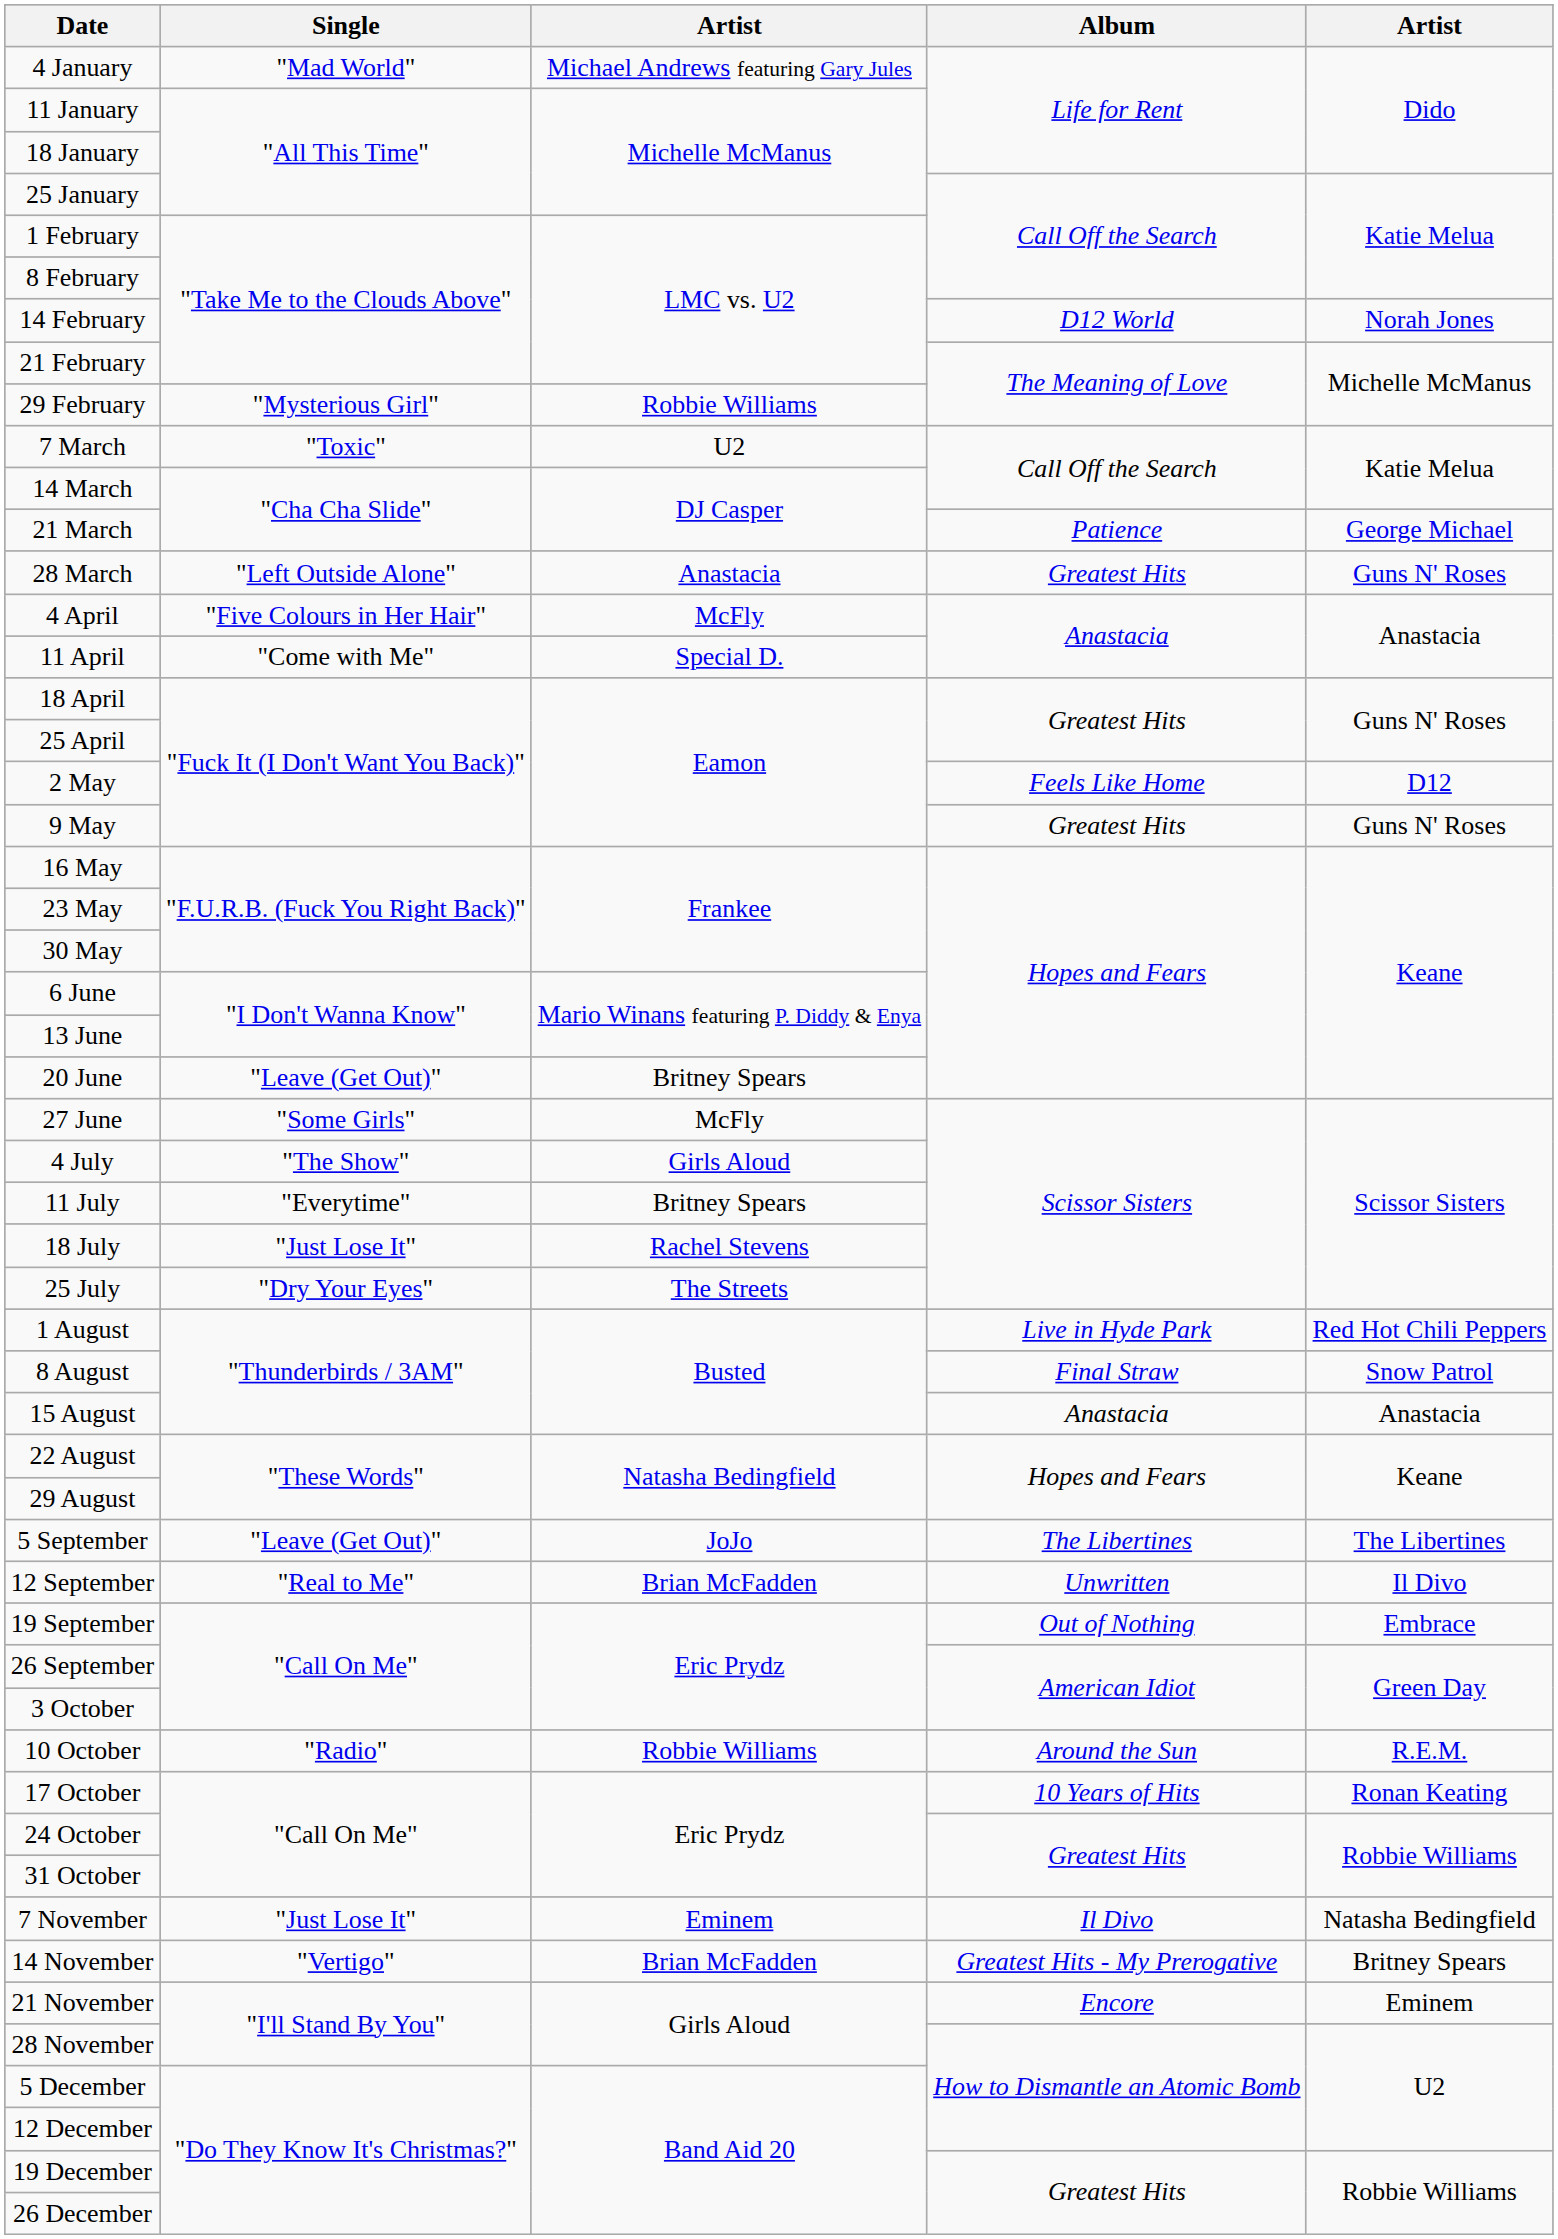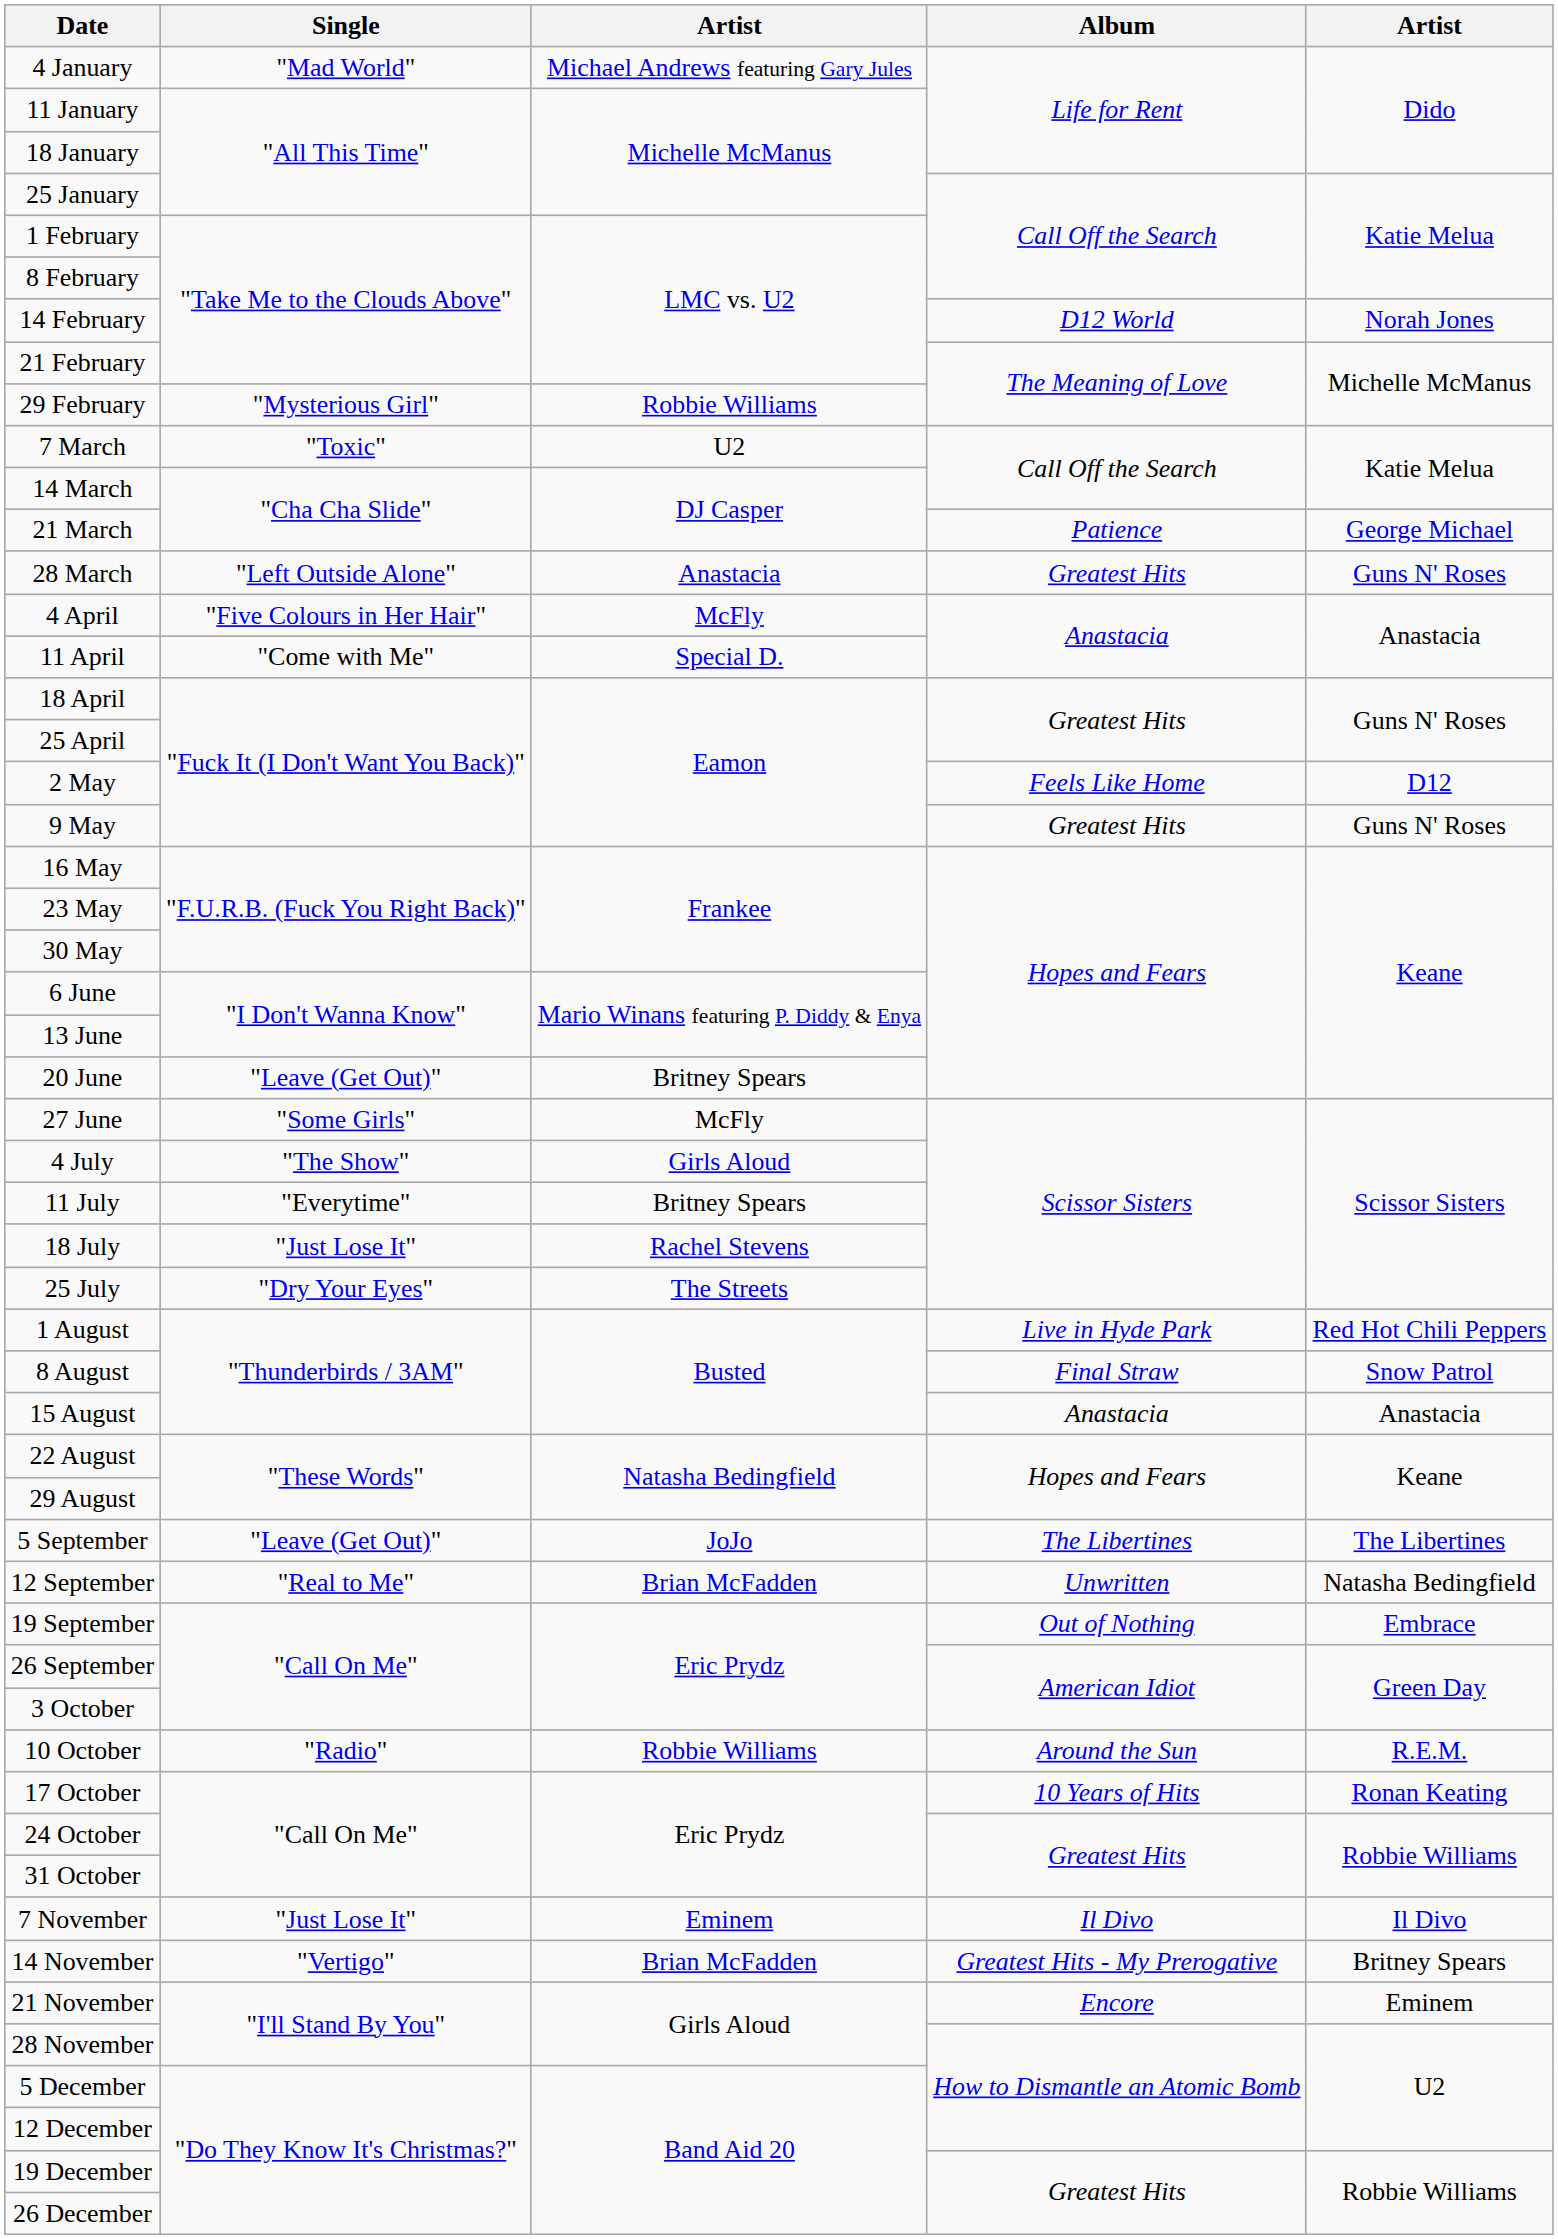(1430, 1581) Il Divo -> (1430, 1581) Natasha Bedingfield
(1430, 1917) Natasha Bedingfield -> (1430, 1917) Il Divo
